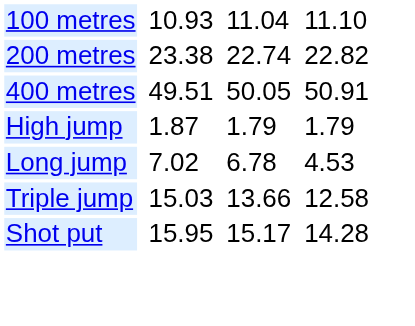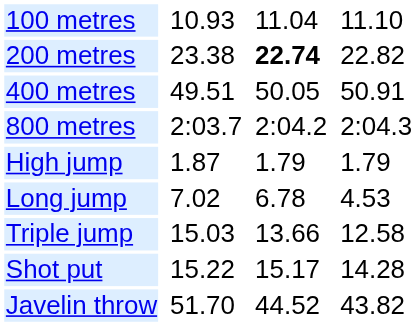(259, 55) normal -> (288, 55) bold
+ row: (71, 127)
(181, 233) 15.95 -> (203, 269) 15.22
+ row: (81, 305)
